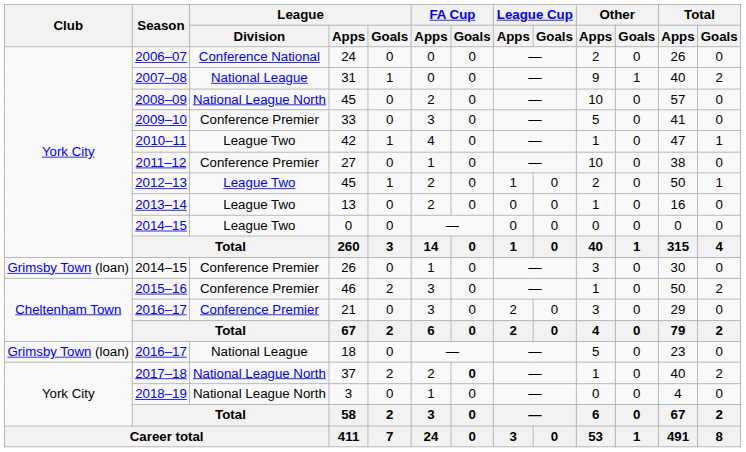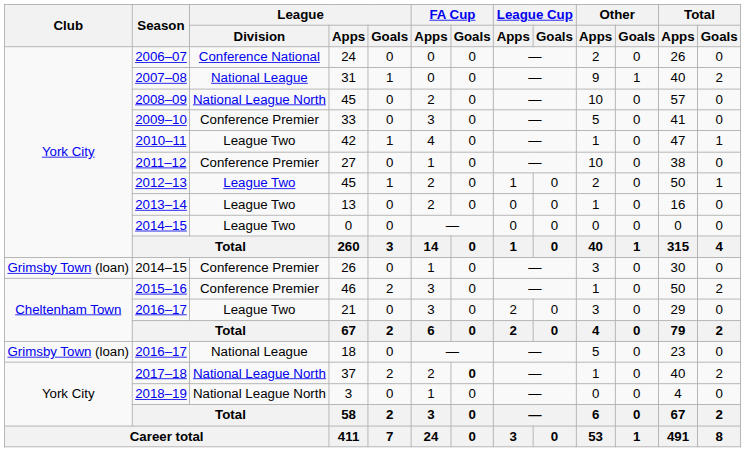(259, 309) Conference Premier -> (259, 309) League Two
